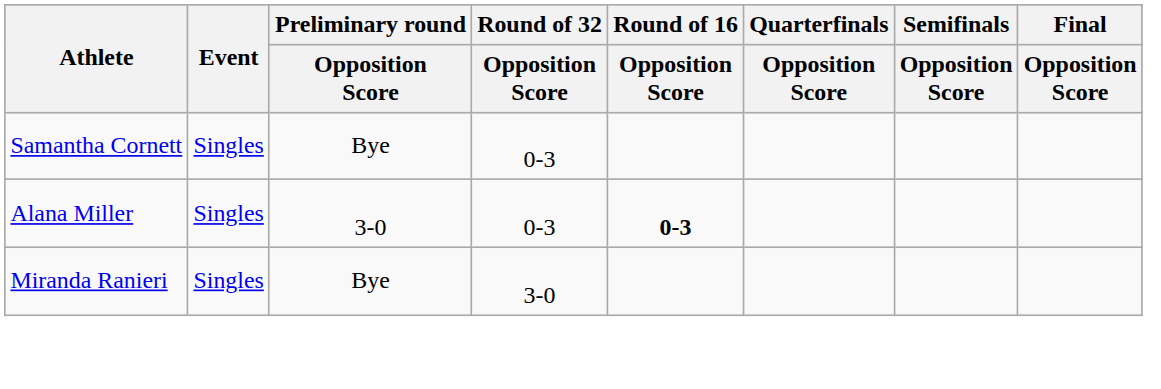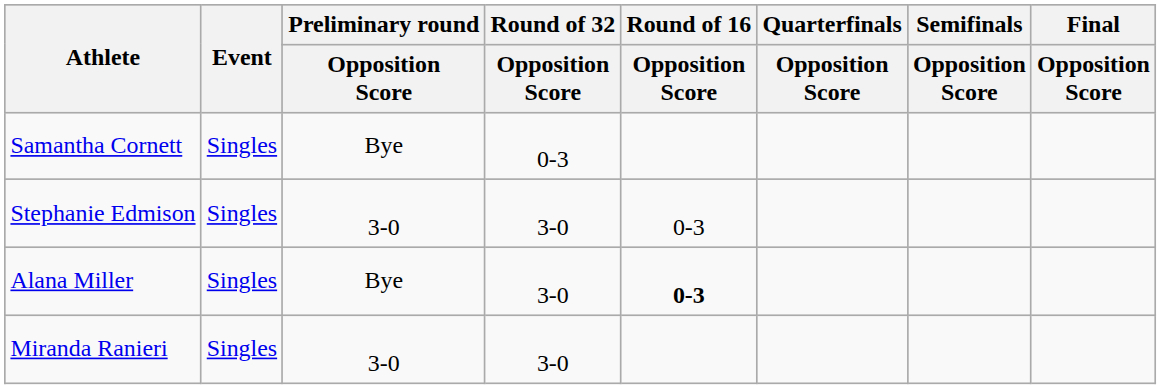+ row: (103, 213)
(370, 227) 3-0 -> (384, 281) Bye
(540, 227) 0-3 -> (553, 295) 3-0
(370, 281) Bye -> (384, 362) 3-0
